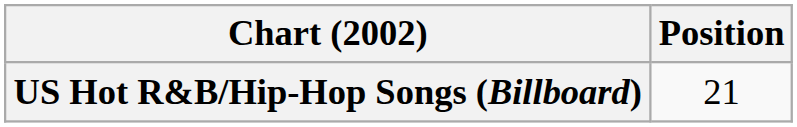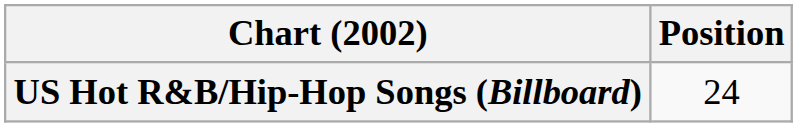(722, 91) 21 -> (722, 91) 24
